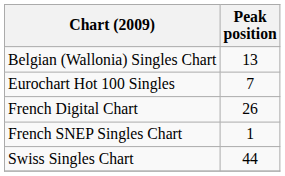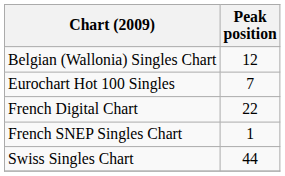(250, 59) 13 -> (250, 59) 12
(250, 109) 26 -> (250, 109) 22
